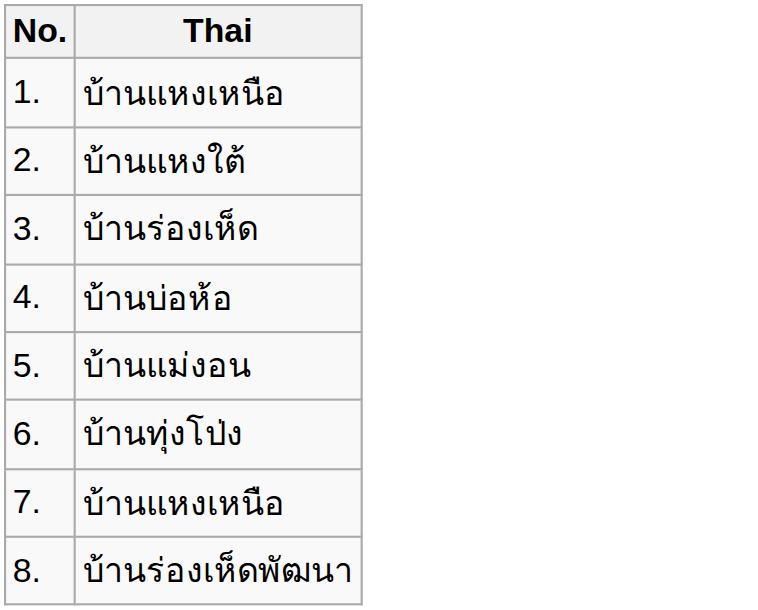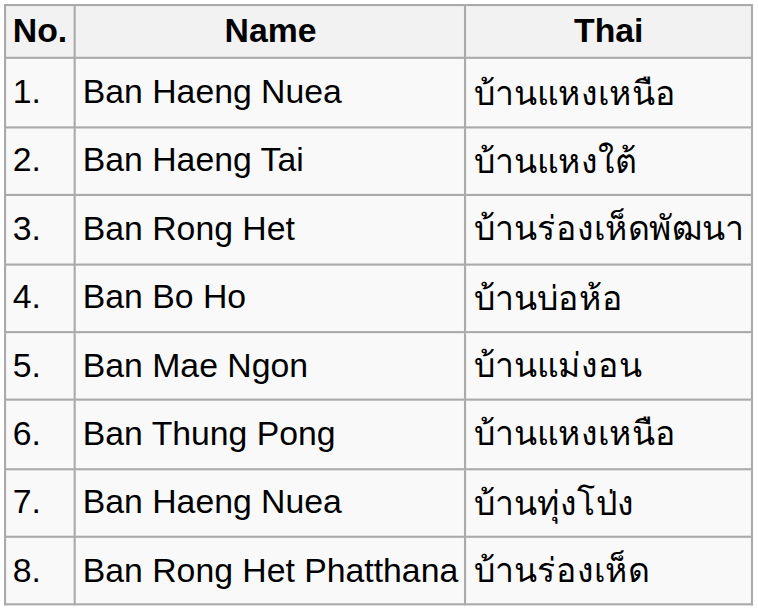+ column: (270, 31)
(170, 229) บ้านร่องเห็ด -> (609, 229) บ้านร่องเห็ดพัฒนา
(163, 434) บ้านทุ่งโป่ง -> (575, 434) บ้านแหงเหนือ
(184, 503) บ้านแหงเหนือ -> (554, 503) บ้านทุ่งโป่ง
(218, 571) บ้านร่องเห็ดพัฒนา -> (561, 571) บ้านร่องเห็ด
